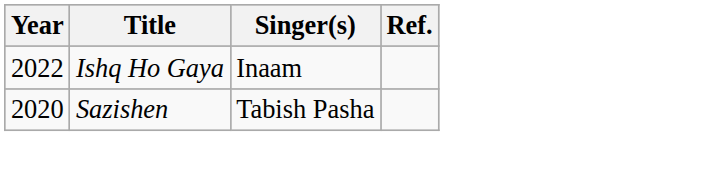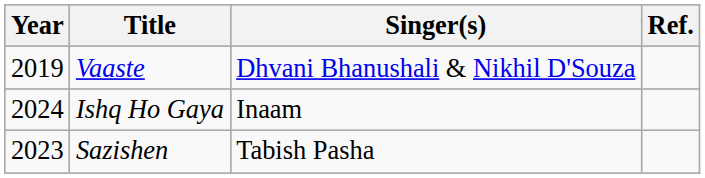+ row: (110, 67)
(37, 67) 2022 -> (37, 109) 2024
(37, 109) 2020 -> (37, 151) 2023
